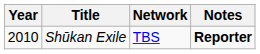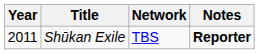(23, 37) 2010 -> (23, 37) 2011
